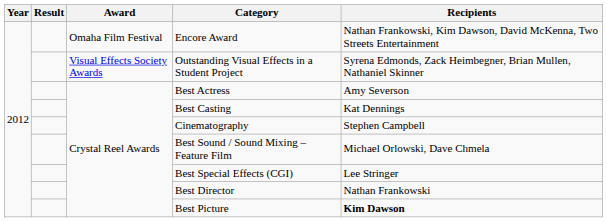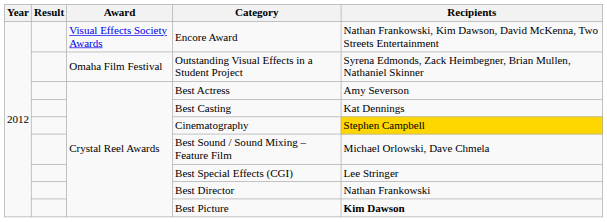(116, 36) Omaha Film Festival -> (118, 36) Visual Effects Society Awards
(118, 66) Visual Effects Society Awards -> (116, 66) Omaha Film Festival
(384, 125) no background -> (384, 125) gold background
